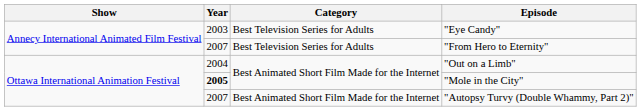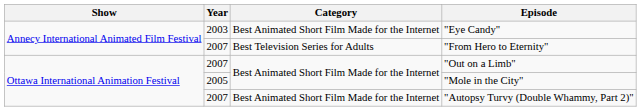(303, 30) Best Television Series for Adults -> (336, 30) Best Animated Short Film Made for the Internet
(217, 64) 2004 -> (217, 64) 2007
(217, 81) bold -> (217, 81) normal
